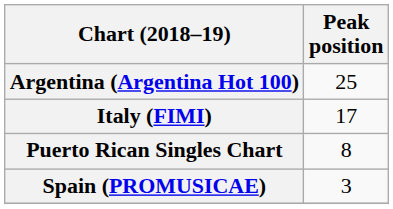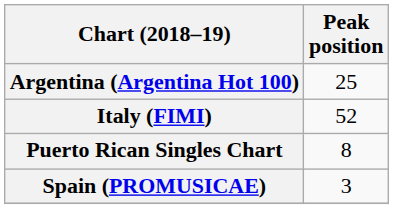(346, 116) 17 -> (346, 116) 52
